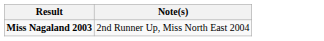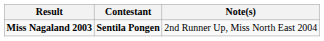+ column: (128, 12)
